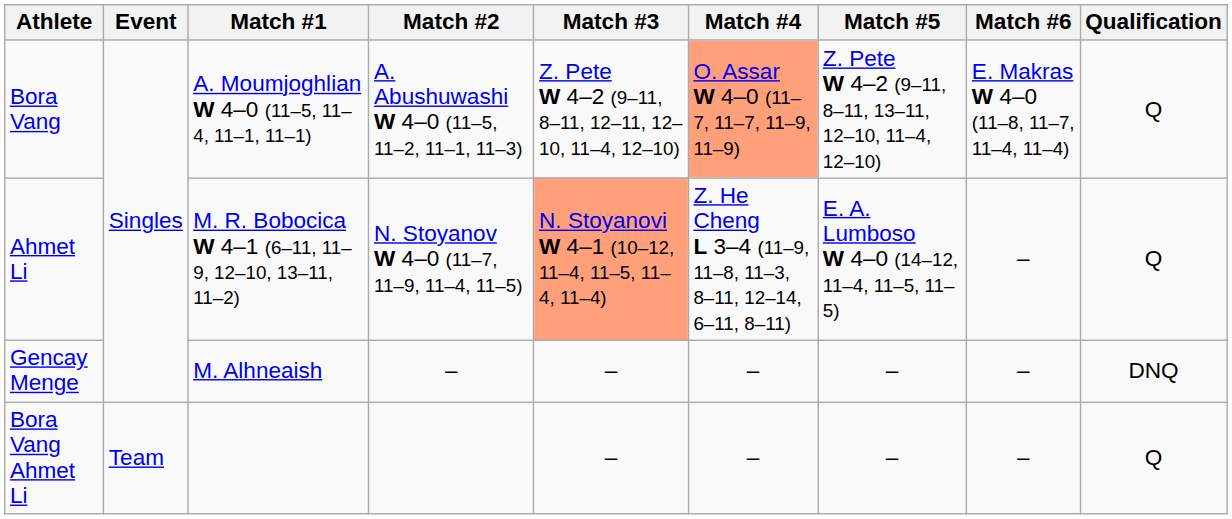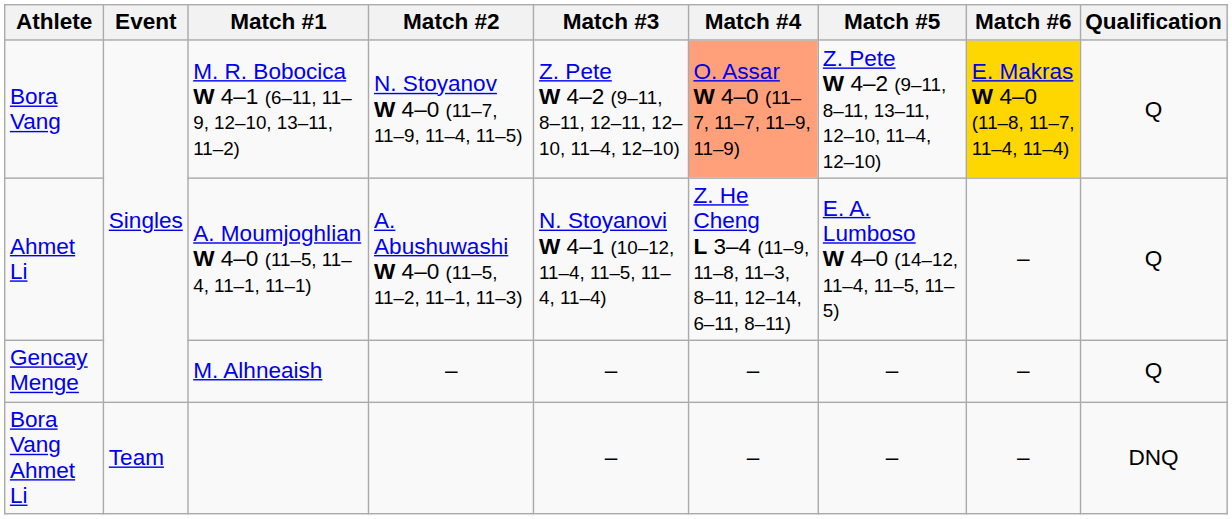(277, 108) A. Moumjoghlian W 4–0 (11–5, 11–4, 11–1, 11–1) -> (272, 108) M. R. Bobocica W 4–1 (6–11, 11–9, 12–10, 13–11, 11–2)
(448, 108) A. Abushuwashi W 4–0 (11–5, 11–2, 11–1, 11–3) -> (448, 108) N. Stoyanov W 4–0 (11–7, 11–9, 11–4, 11–5)
(1023, 108) no background -> (1023, 108) gold background
(272, 258) M. R. Bobocica W 4–1 (6–11, 11–9, 12–10, 13–11, 11–2) -> (277, 258) A. Moumjoghlian W 4–0 (11–5, 11–4, 11–1, 11–1)
(448, 258) N. Stoyanov W 4–0 (11–7, 11–9, 11–4, 11–5) -> (448, 258) A. Abushuwashi W 4–0 (11–5, 11–2, 11–1, 11–3)
(607, 258) lightsalmon background -> (607, 258) no background
(1154, 370) DNQ -> (1154, 370) Q
(1154, 457) Q -> (1154, 457) DNQ
